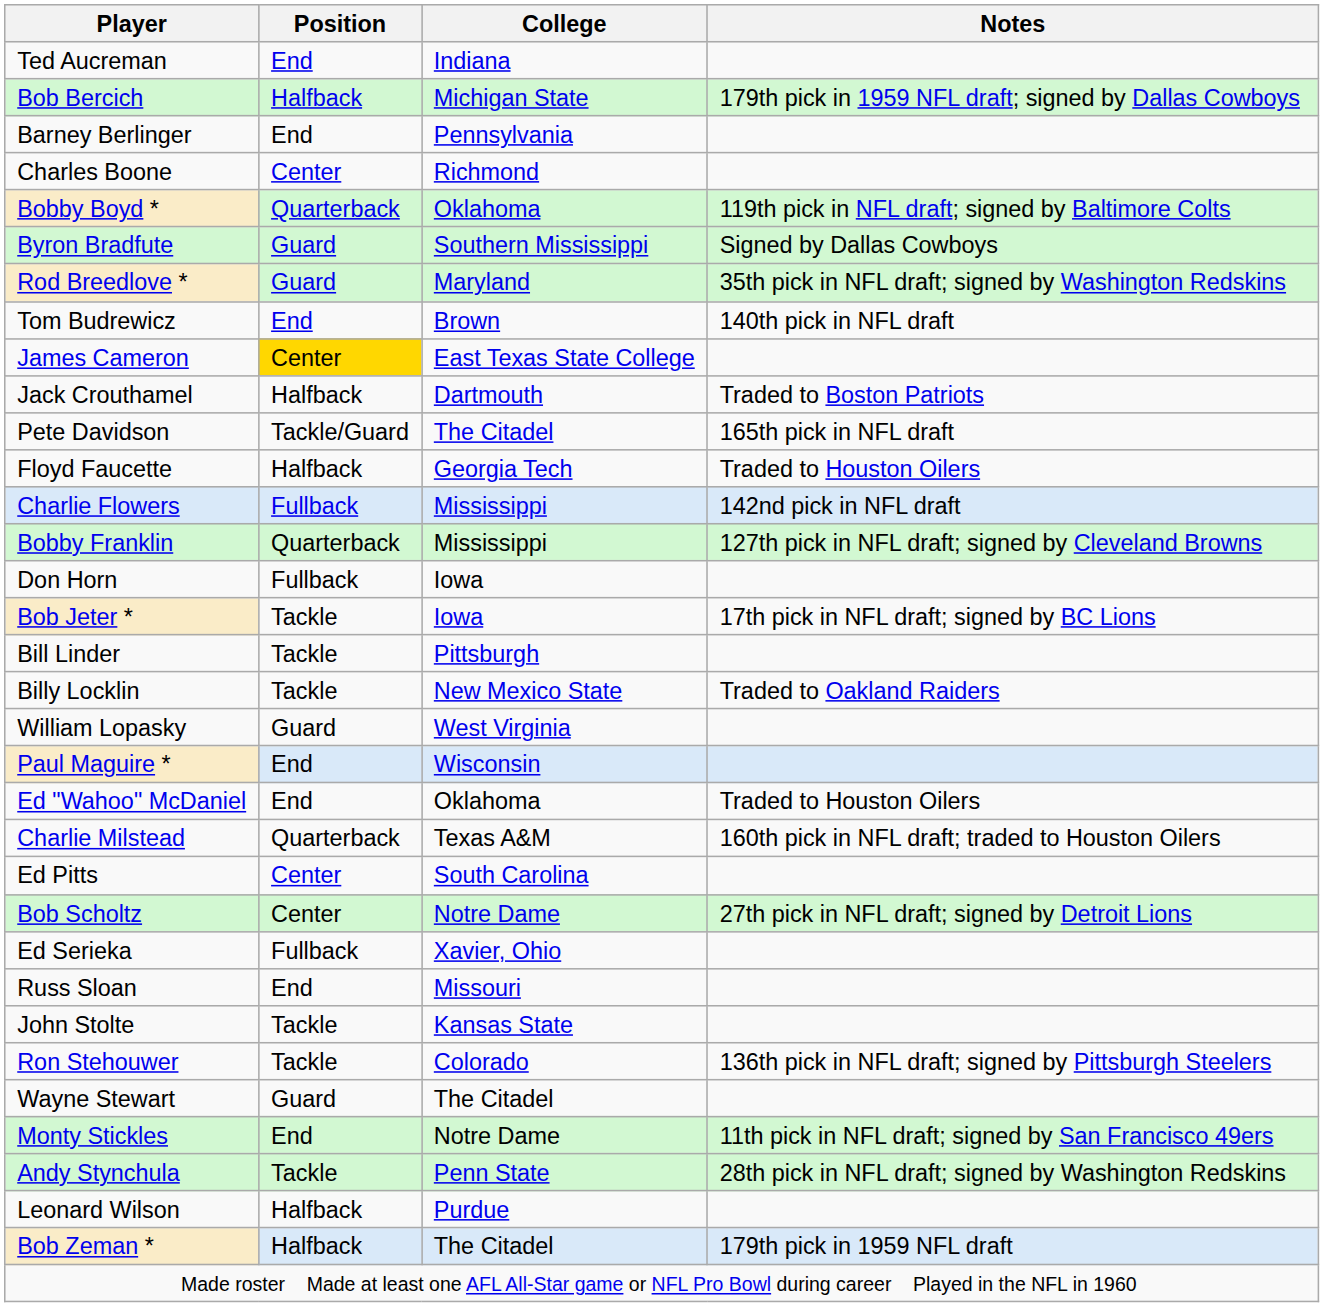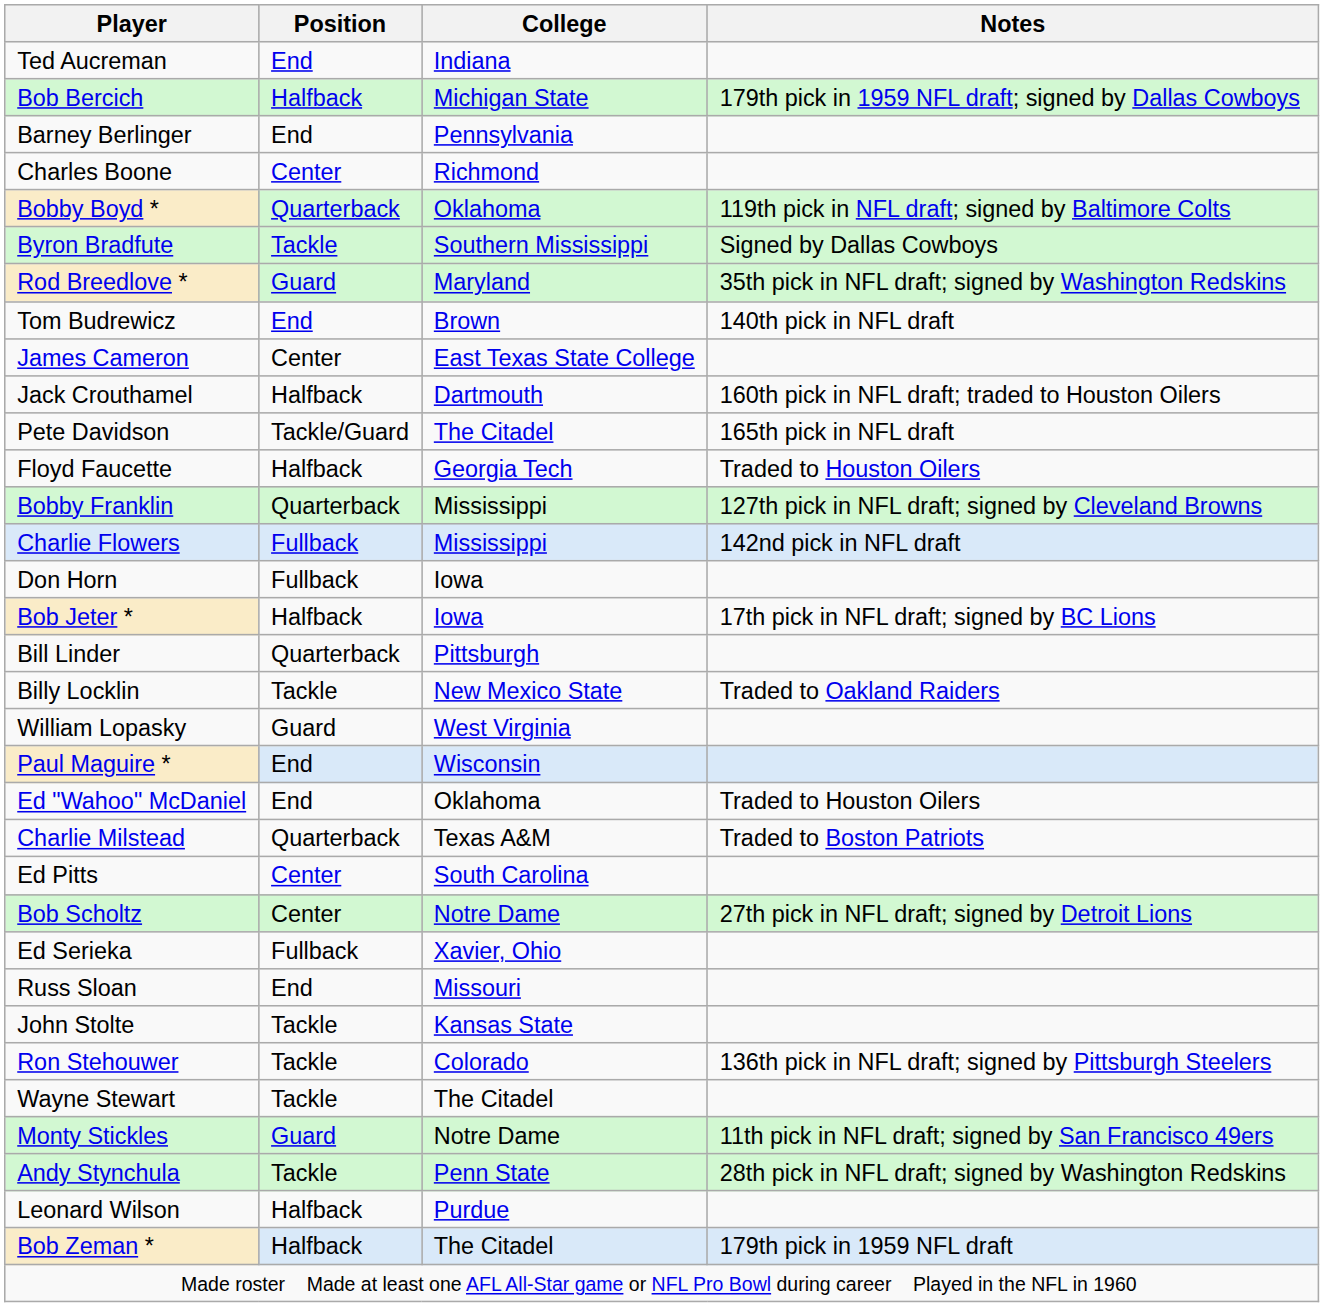(304, 246) Guard -> (304, 246) Tackle
(306, 357) gold background -> (306, 357) no background
(852, 394) Traded to Boston Patriots -> (970, 394) 160th pick in NFL draft; traded to Houston Oilers
rows swapped: (98, 505) <-> (95, 542)
(304, 616) Tackle -> (317, 616) Halfback
(304, 653) Tackle -> (335, 653) Quarterback
(970, 839) 160th pick in NFL draft; traded to Houston Oilers -> (852, 839) Traded to Boston Patriots
(304, 1098) Guard -> (304, 1098) Tackle
(292, 1135) End -> (304, 1135) Guard
